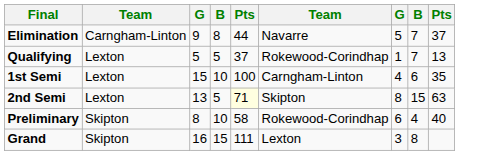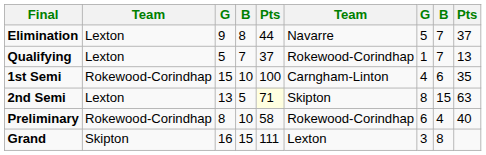(136, 35) Carngham-Linton -> (105, 35) Lexton
(217, 56) 5 -> (242, 56) 7
(105, 77) Lexton -> (148, 77) Rokewood-Corindhap
(107, 118) Skipton -> (148, 118) Rokewood-Corindhap
